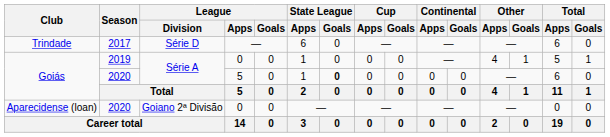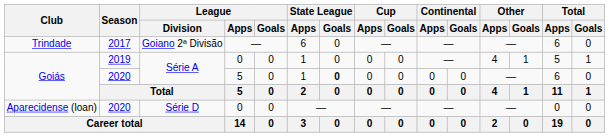(182, 44) Série D -> (182, 44) Goiano 2ª Divisão
(182, 108) Goiano 2ª Divisão -> (182, 108) Série D
